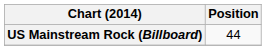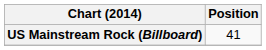(233, 34) 44 -> (233, 34) 41
